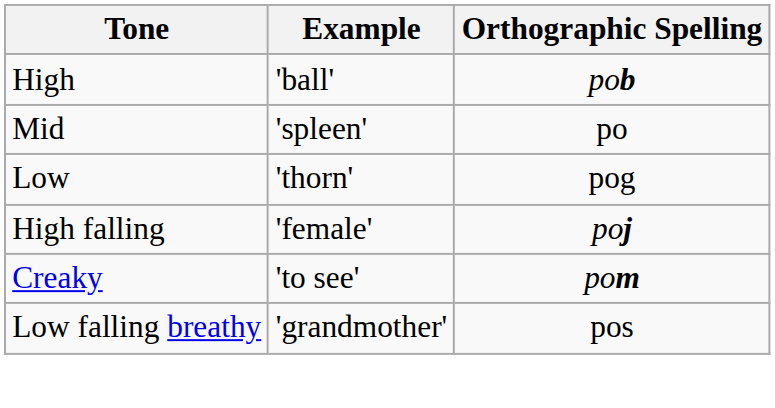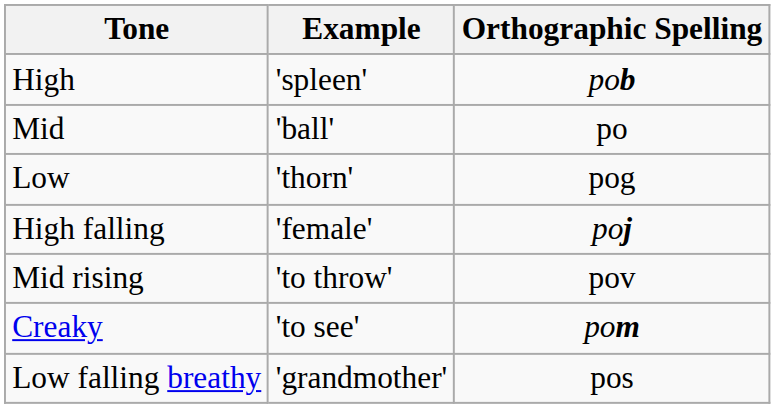(305, 79) 'ball' -> (321, 79) 'spleen'
(321, 128) 'spleen' -> (305, 128) 'ball'
+ row: (78, 278)
